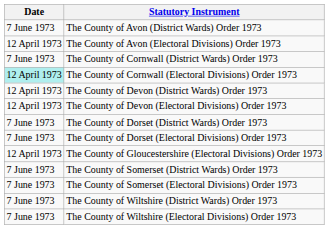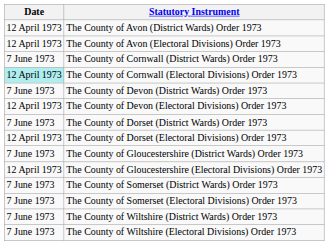(31, 28) 7 June 1973 -> (34, 28) 12 April 1973
(34, 91) 12 April 1973 -> (31, 91) 7 June 1973
(31, 138) 7 June 1973 -> (34, 138) 12 April 1973
+ row: (185, 153)
